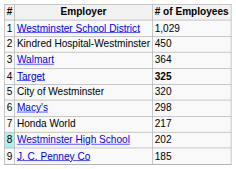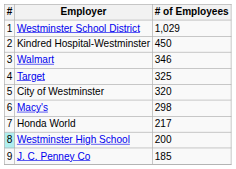(163, 60) 364 -> (163, 60) 346
(163, 76) bold -> (163, 76) normal
(163, 140) 202 -> (163, 140) 200
